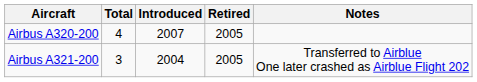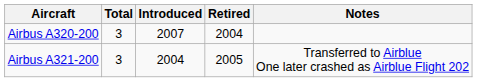(119, 33) 4 -> (119, 33) 3
(229, 33) 2005 -> (229, 33) 2004
